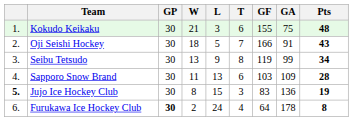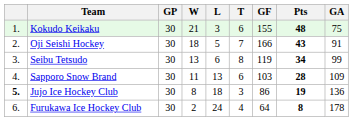columns swapped: (288, 12) <-> (324, 12)
(217, 60) 9 -> (217, 60) 6
(217, 92) 15 -> (217, 92) 18
(264, 92) 83 -> (264, 92) 86
(170, 108) bold -> (170, 108) normal
